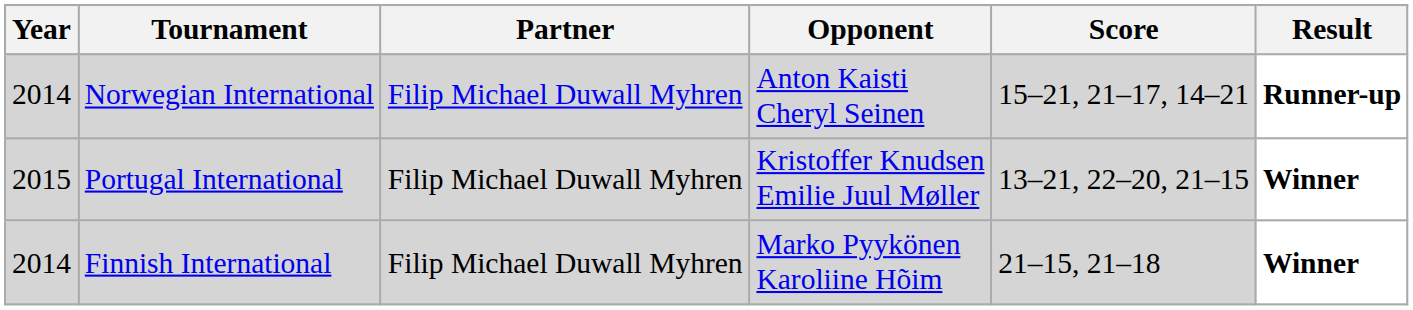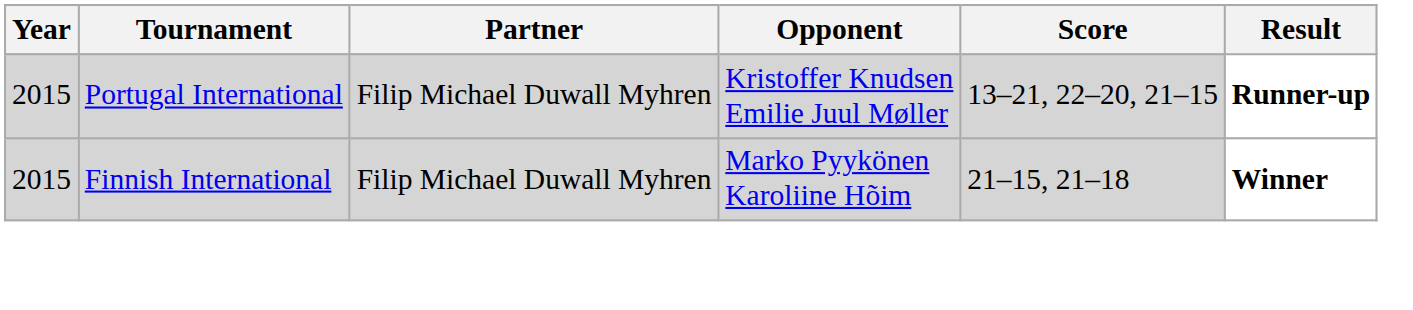- row: (229, 95)
(1311, 178) Winner -> (1301, 95) Runner-up
(41, 262) 2014 -> (41, 178) 2015
